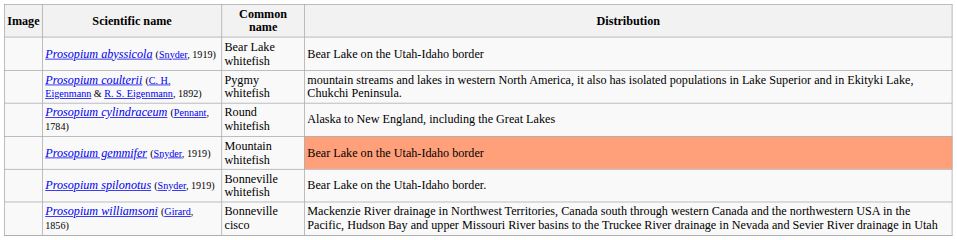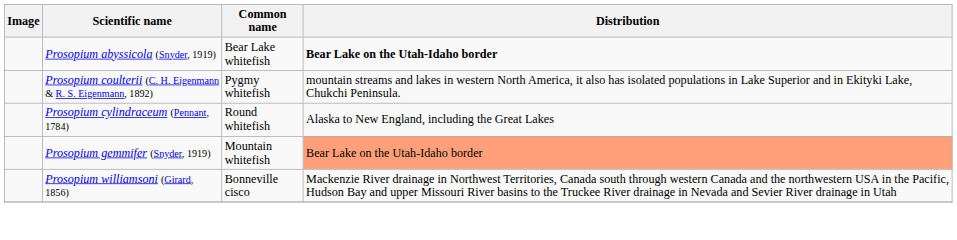(396, 53) normal -> (402, 53) bold
- row: (130, 185)
